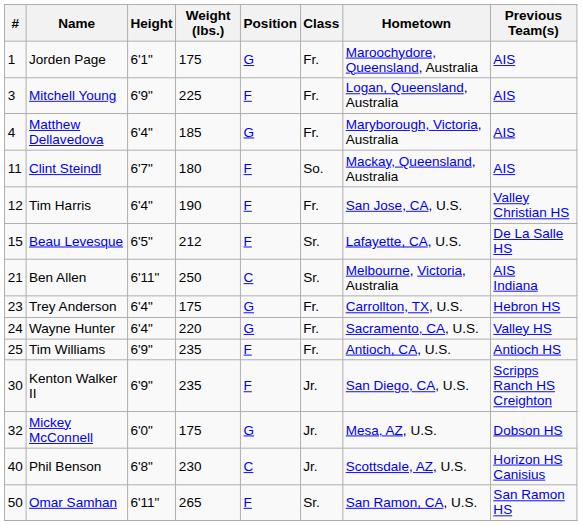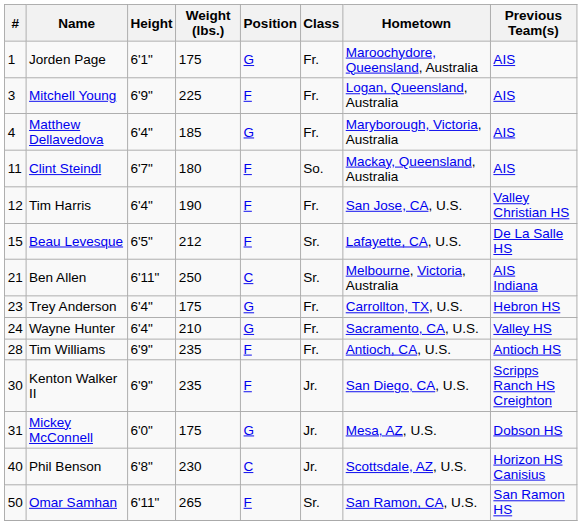(190, 328) 220 -> (190, 328) 210
(15, 350) 25 -> (15, 350) 28
(15, 430) 32 -> (15, 430) 31
